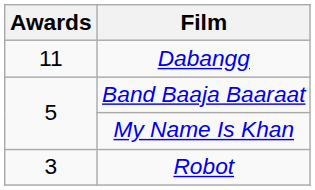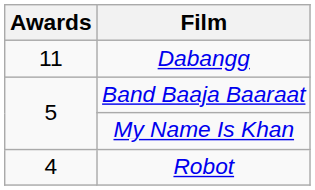(51, 166) 3 -> (51, 166) 4
